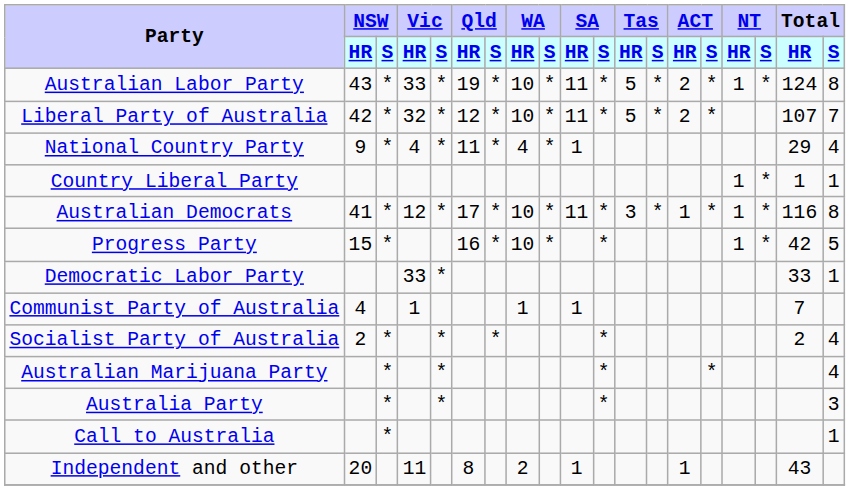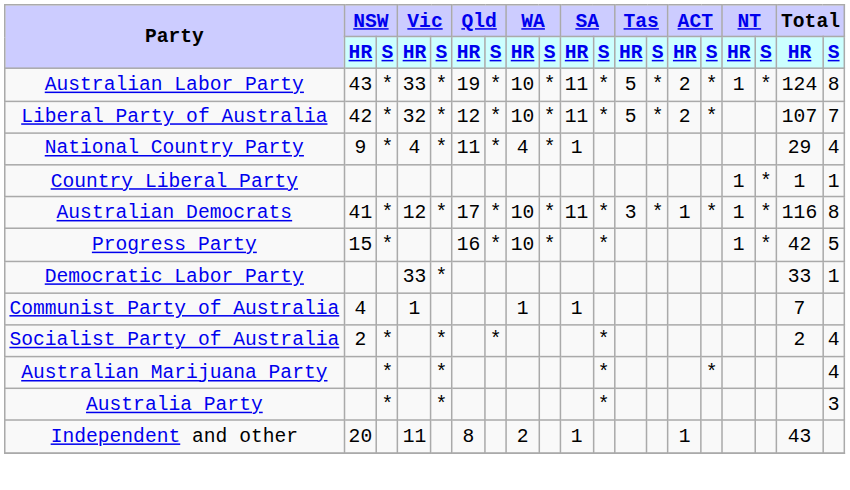- row: (174, 437)
